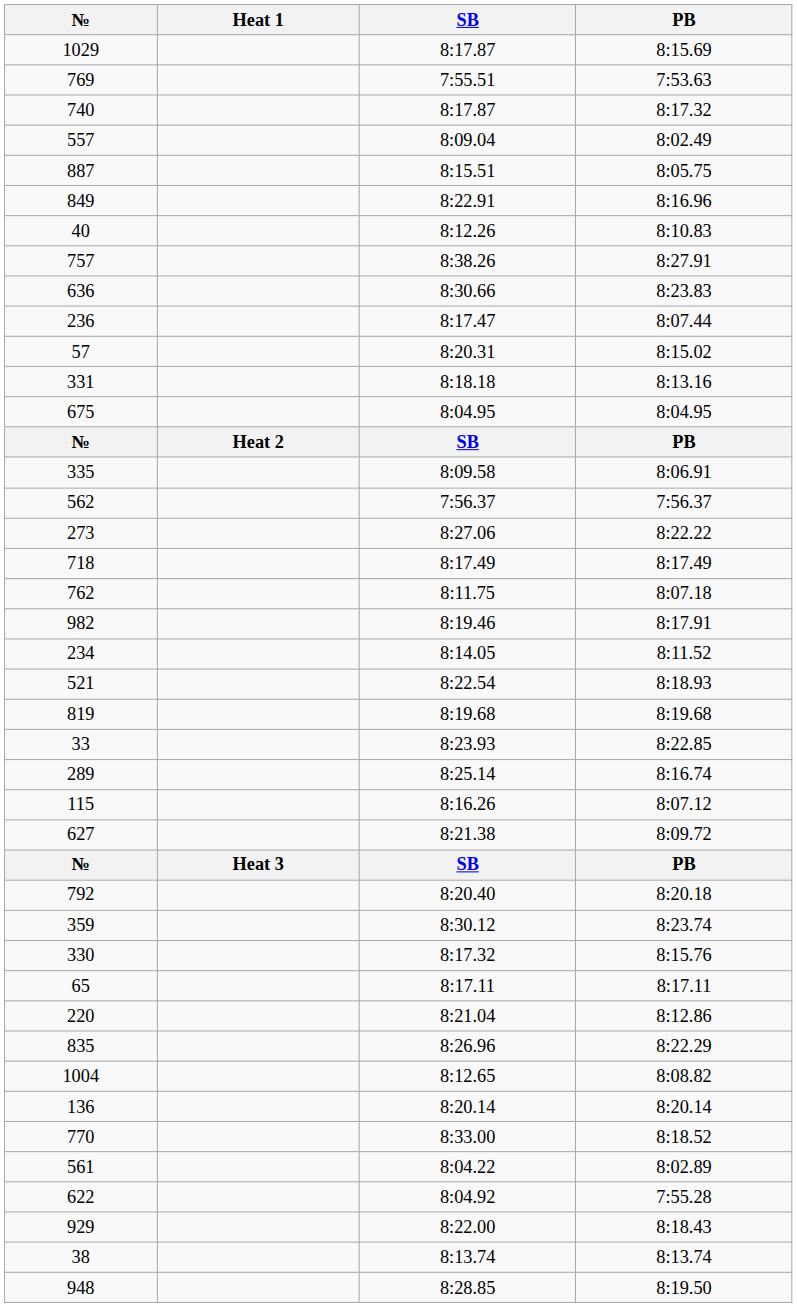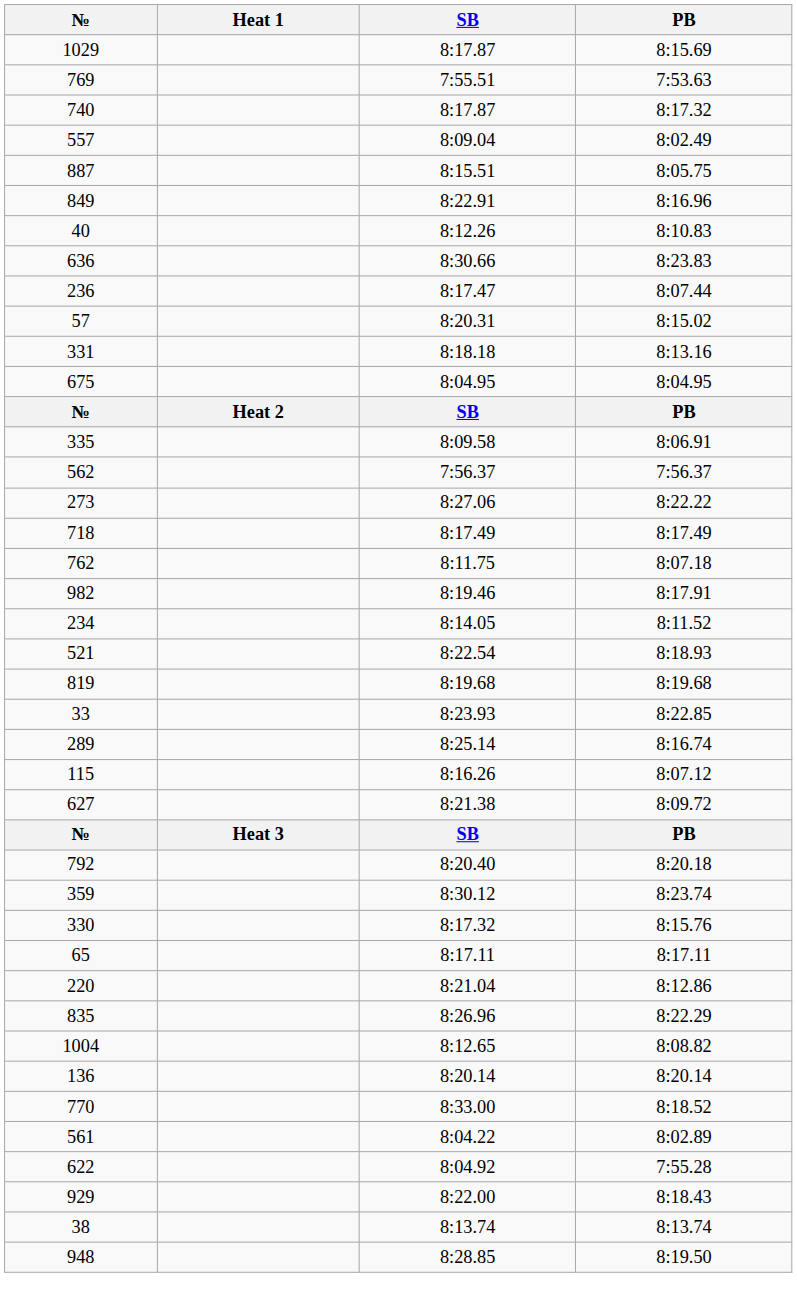- row: (81, 260)
